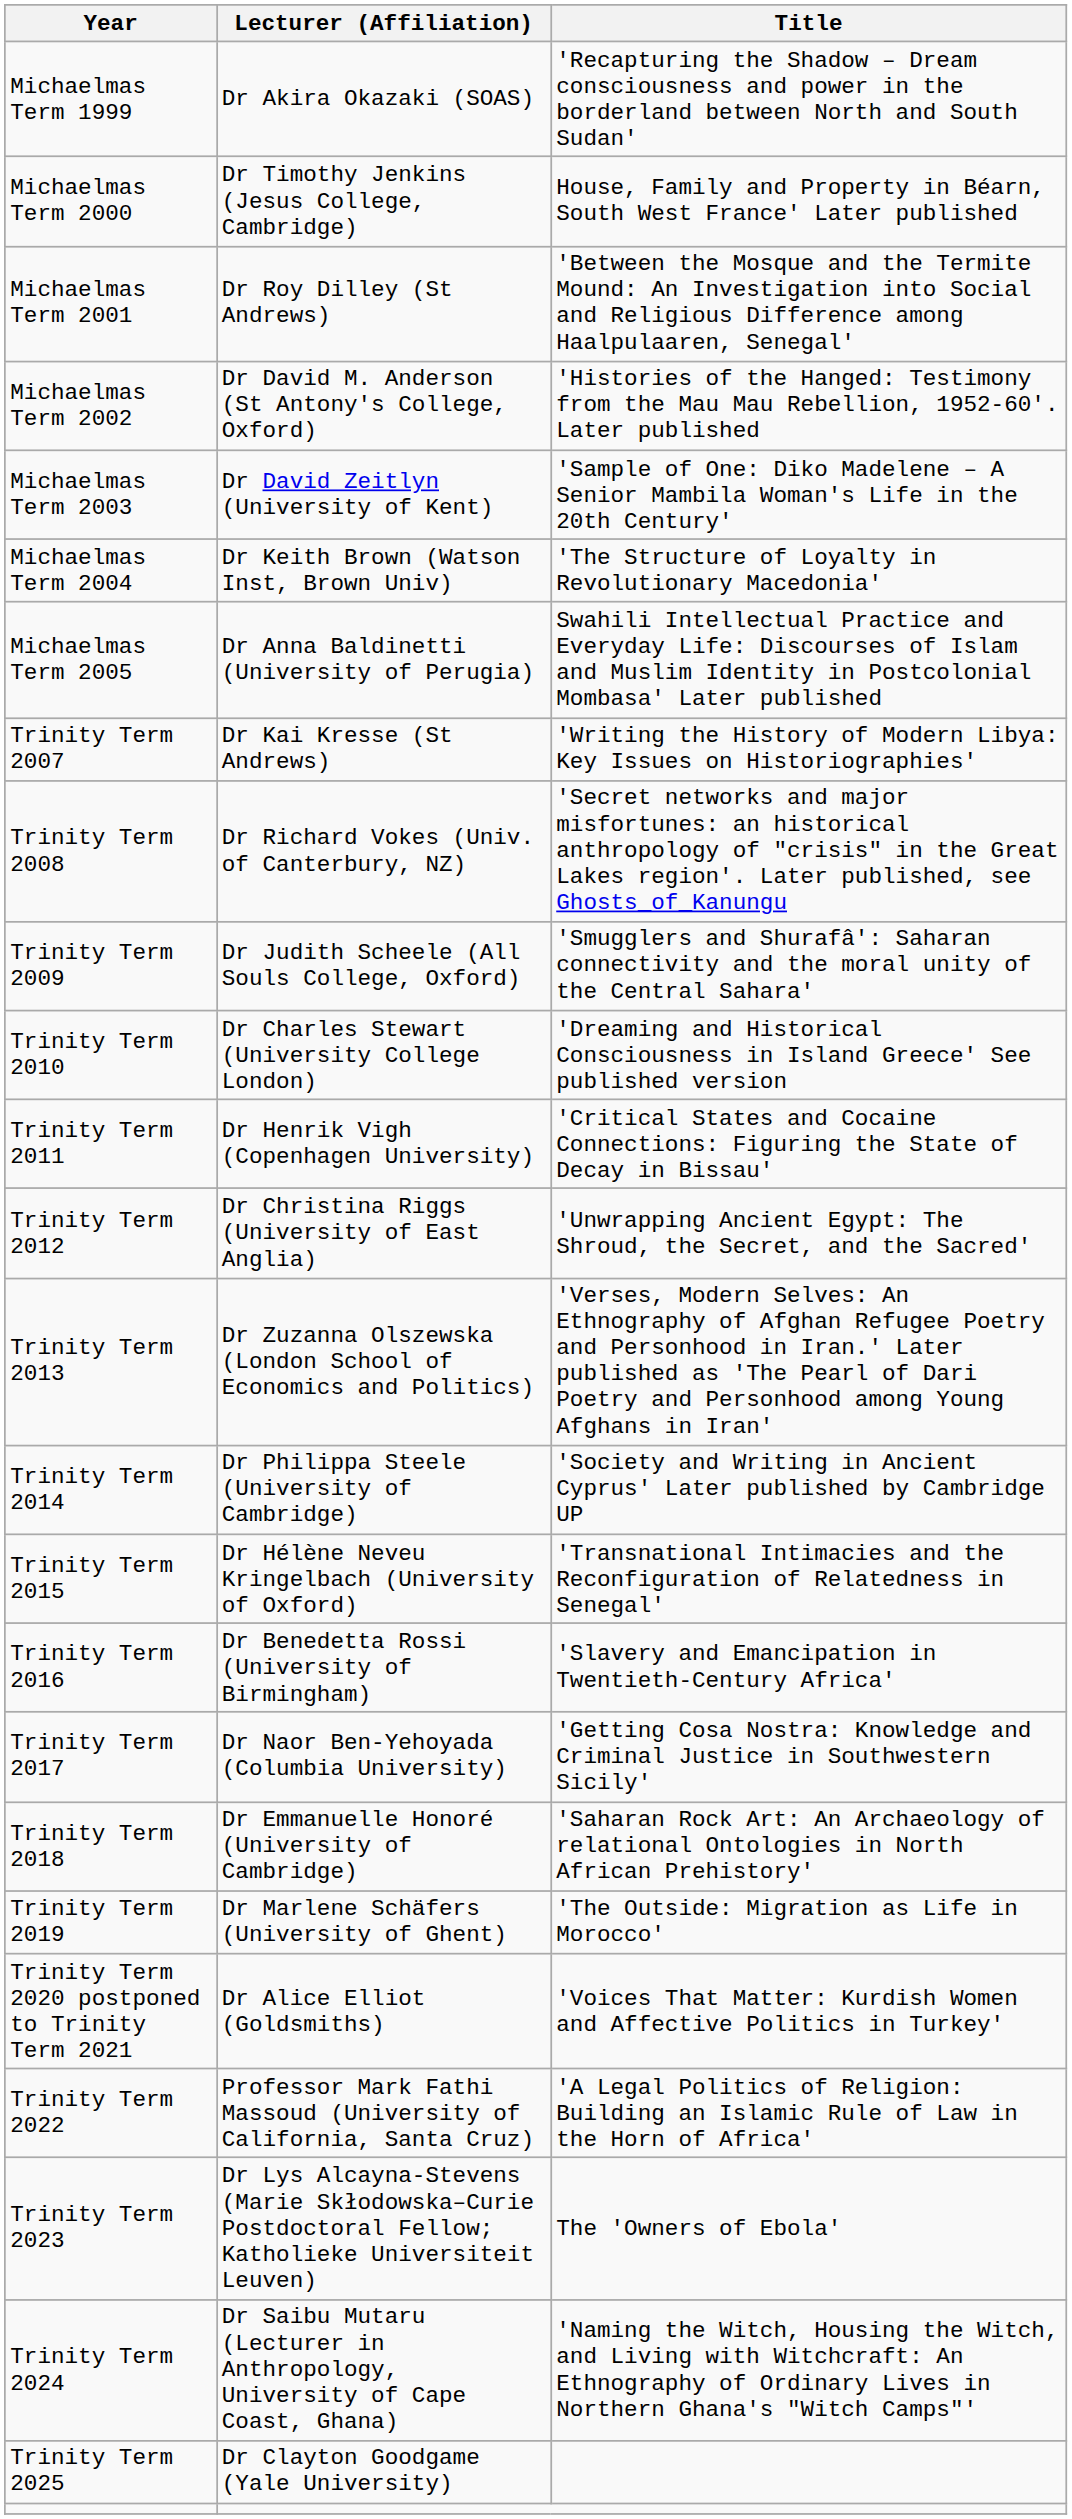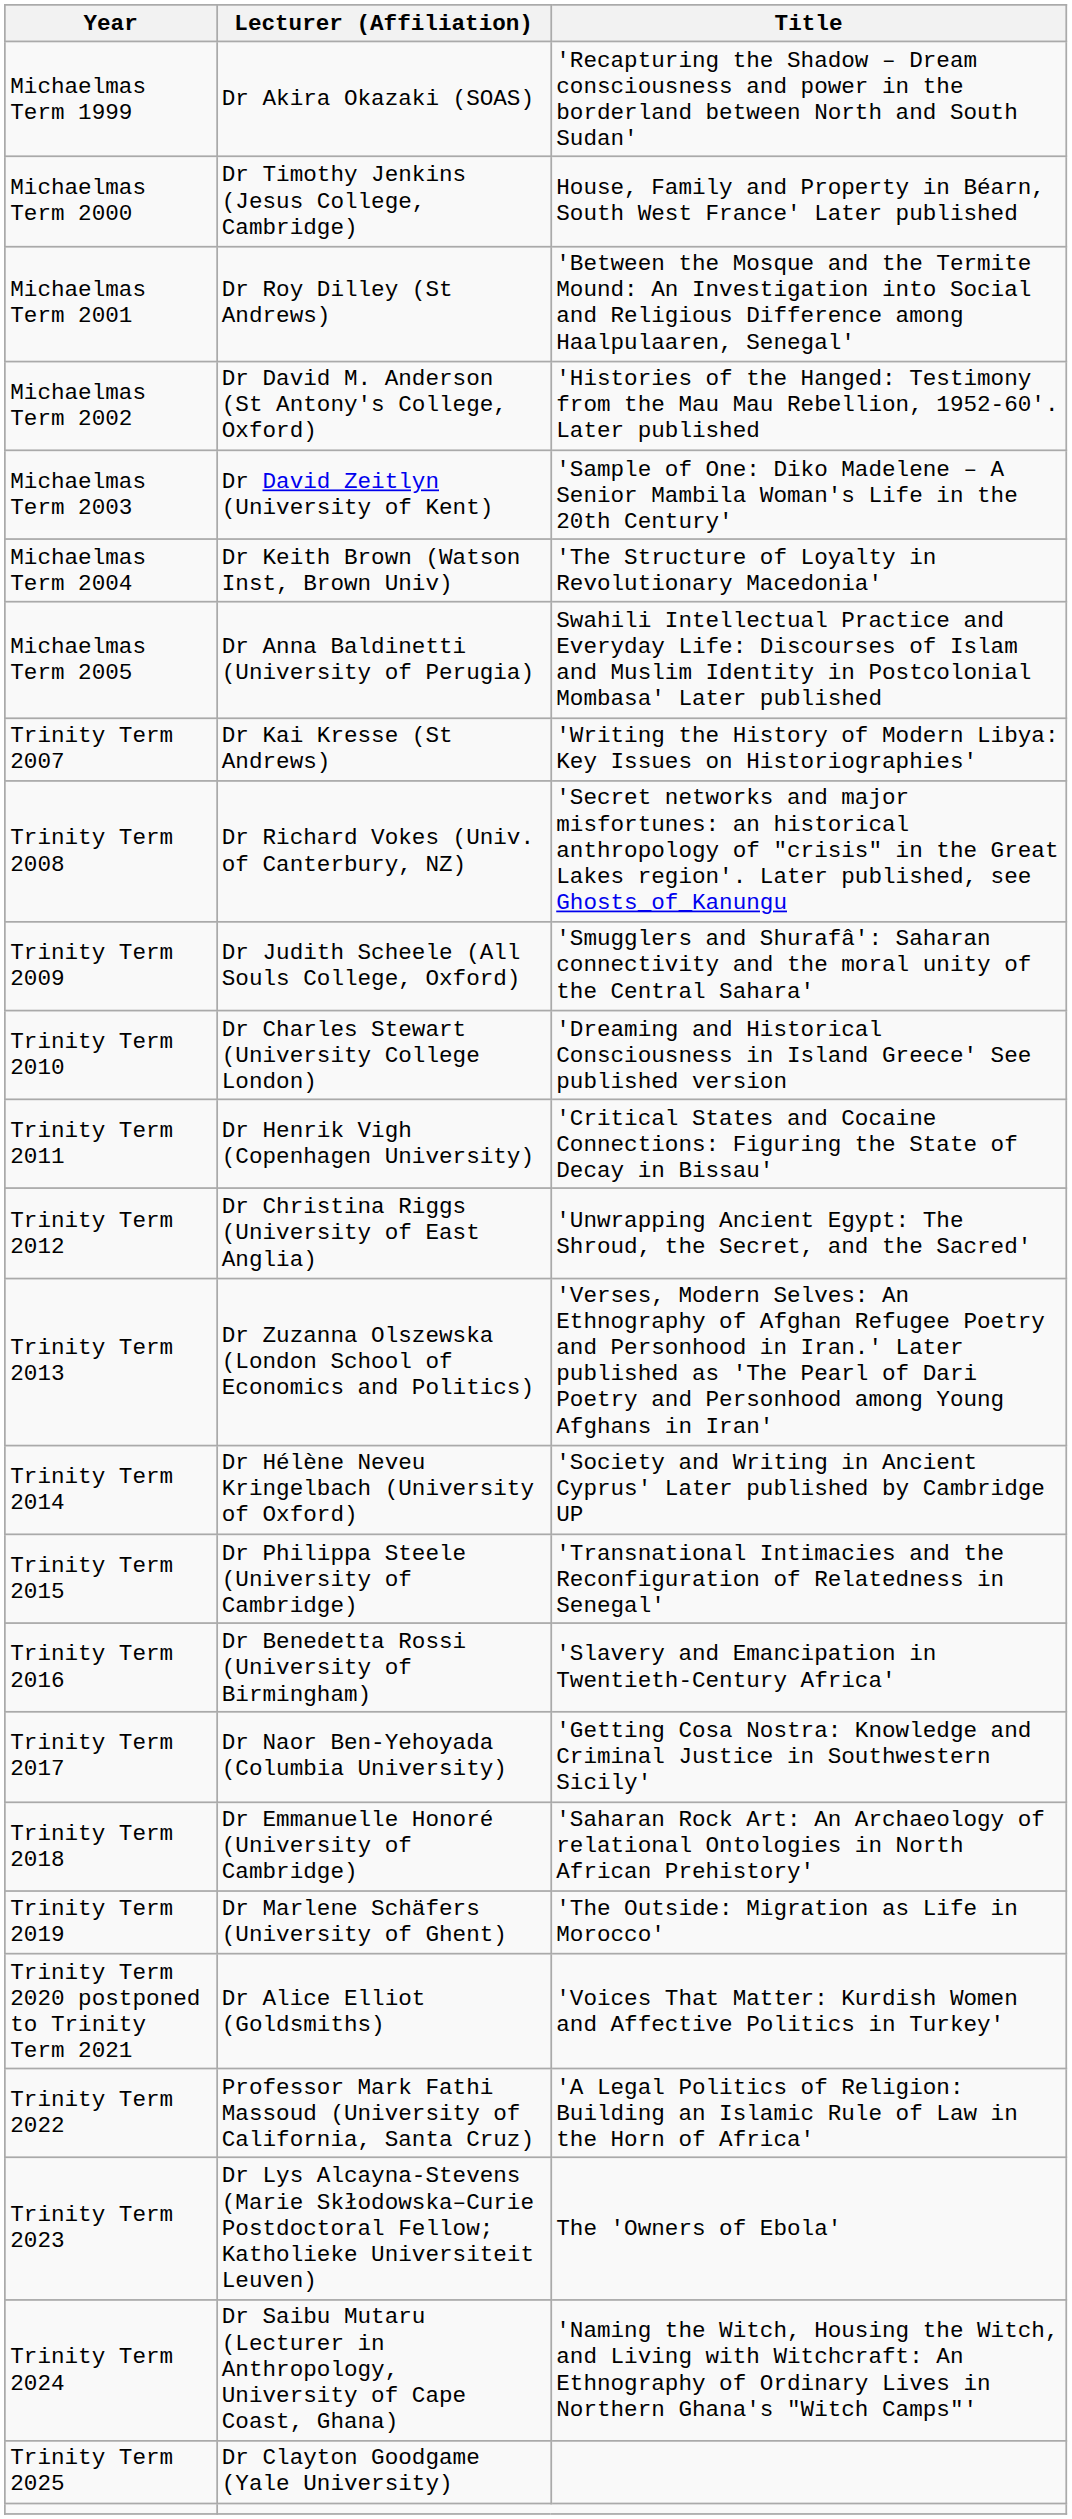(344, 1490) Dr Philippa Steele (University of Cambridge) -> (378, 1490) Dr Hélène Neveu Kringelbach (University of Oxford)
(378, 1579) Dr Hélène Neveu Kringelbach (University of Oxford) -> (344, 1579) Dr Philippa Steele (University of Cambridge)
